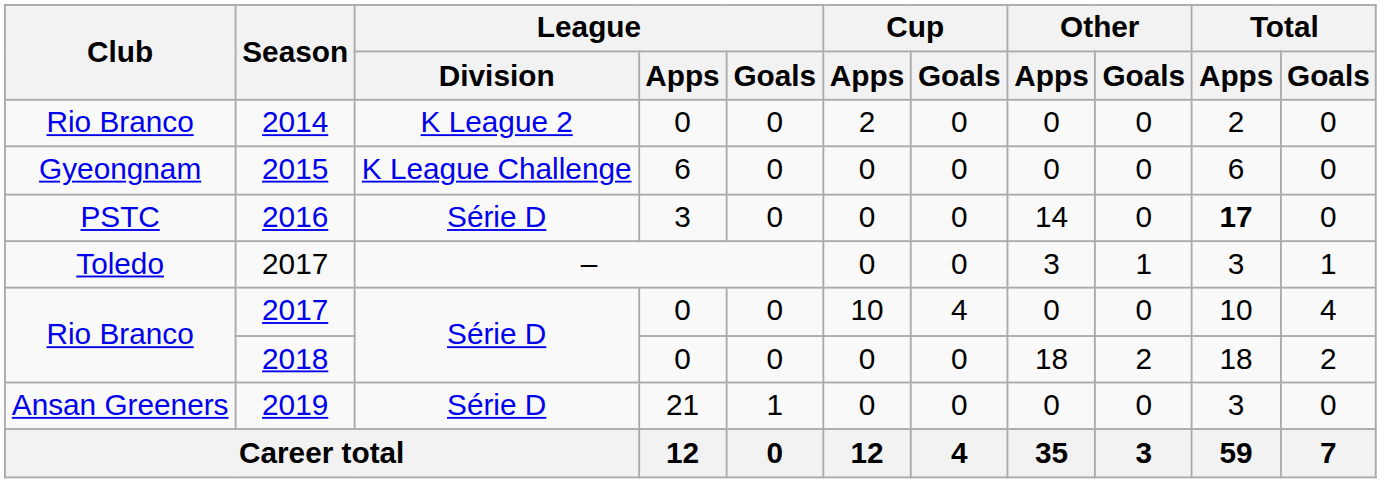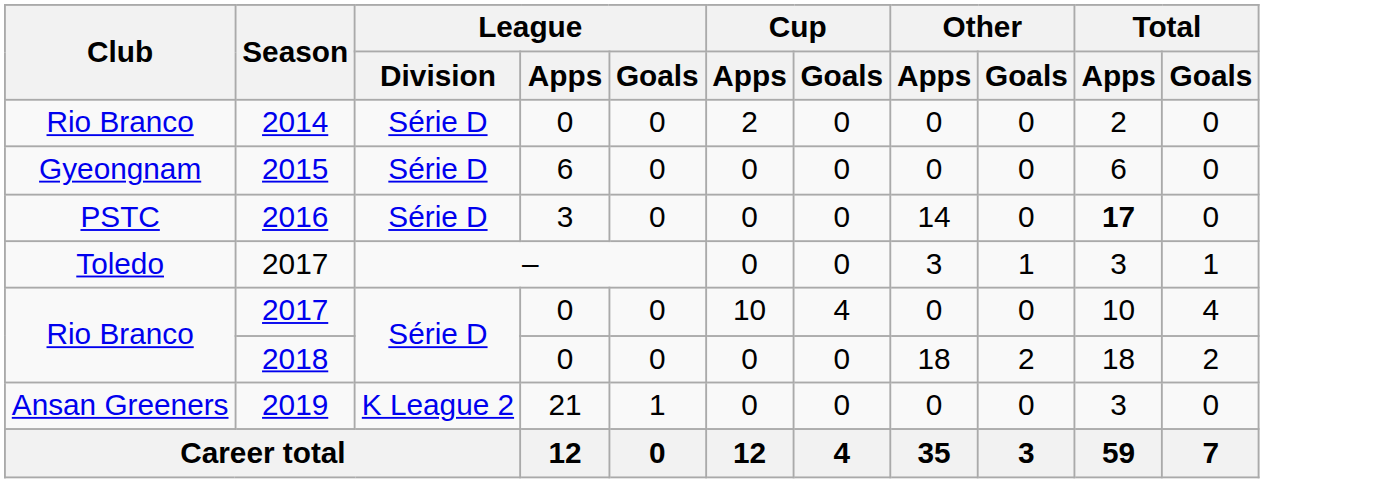(497, 122) K League 2 -> (438, 122) Série D
(497, 169) K League Challenge -> (438, 169) Série D
(497, 405) Série D -> (438, 405) K League 2
